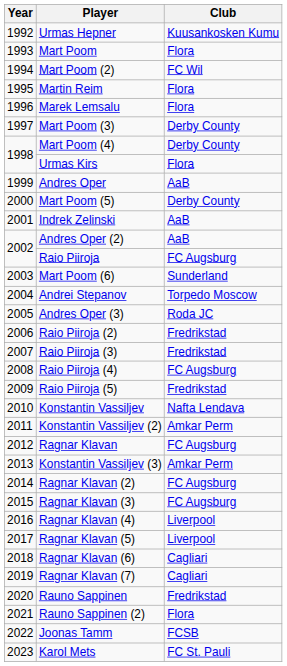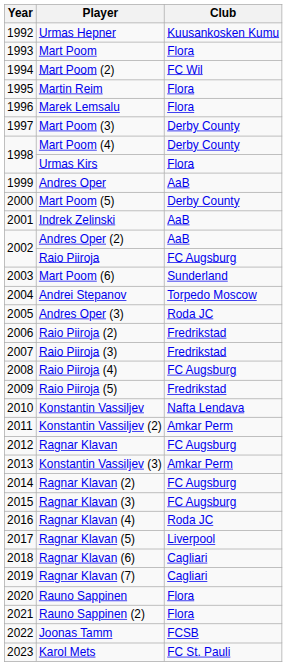(191, 520) Liverpool -> (190, 520) Roda JC
(197, 595) Fredrikstad -> (181, 595) Flora
